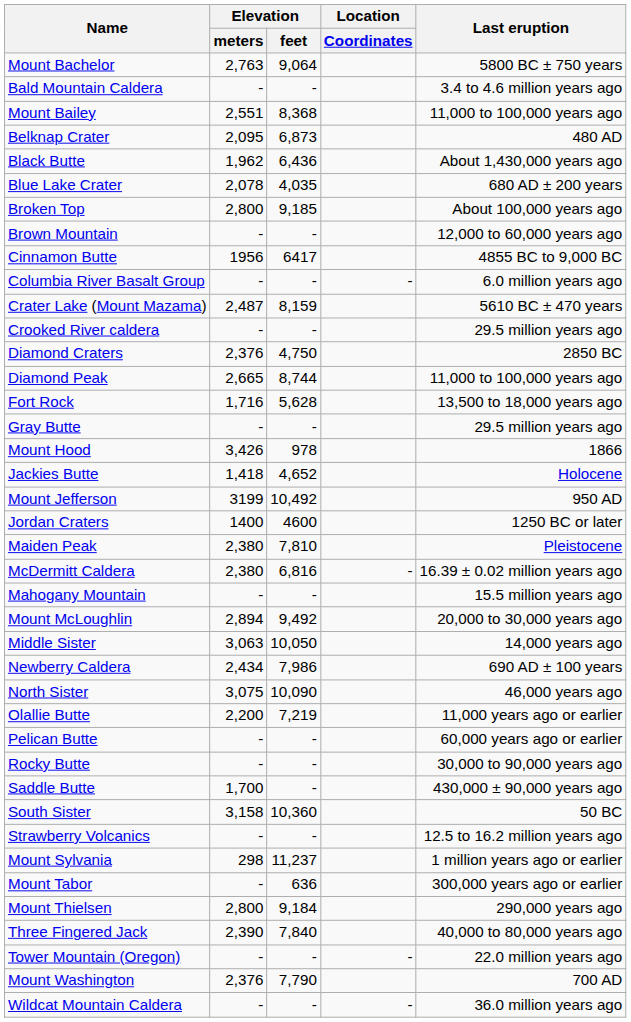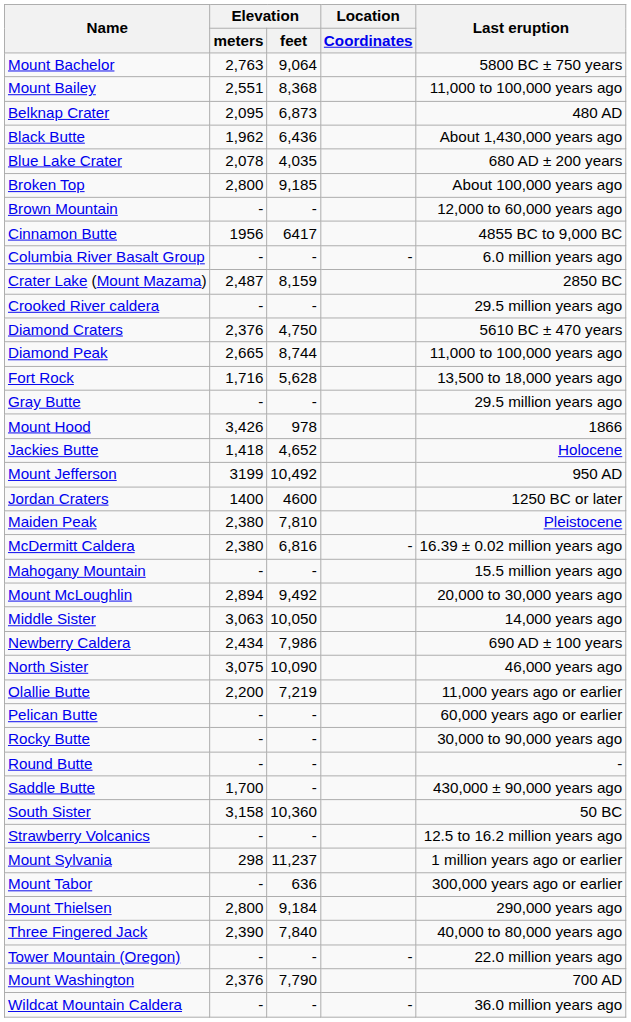- row: (85, 88)
(551, 305) 5610 BC ± 470 years -> (593, 281) 2850 BC
(593, 354) 2850 BC -> (551, 329) 5610 BC ± 470 years
+ row: (50, 763)
